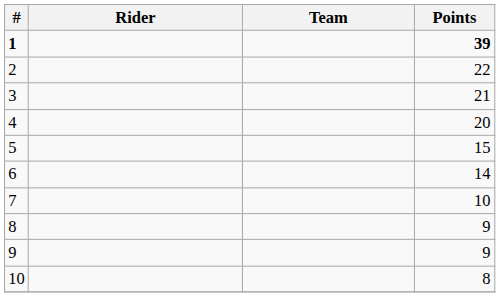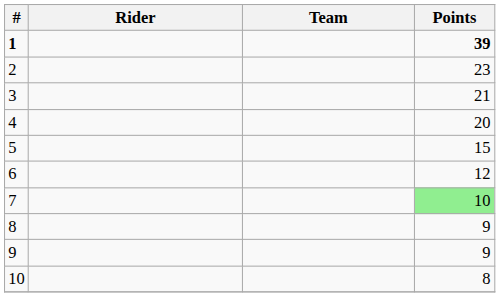(482, 69) 22 -> (482, 69) 23
(482, 174) 14 -> (482, 174) 12
(482, 200) no background -> (482, 200) lightgreen background
